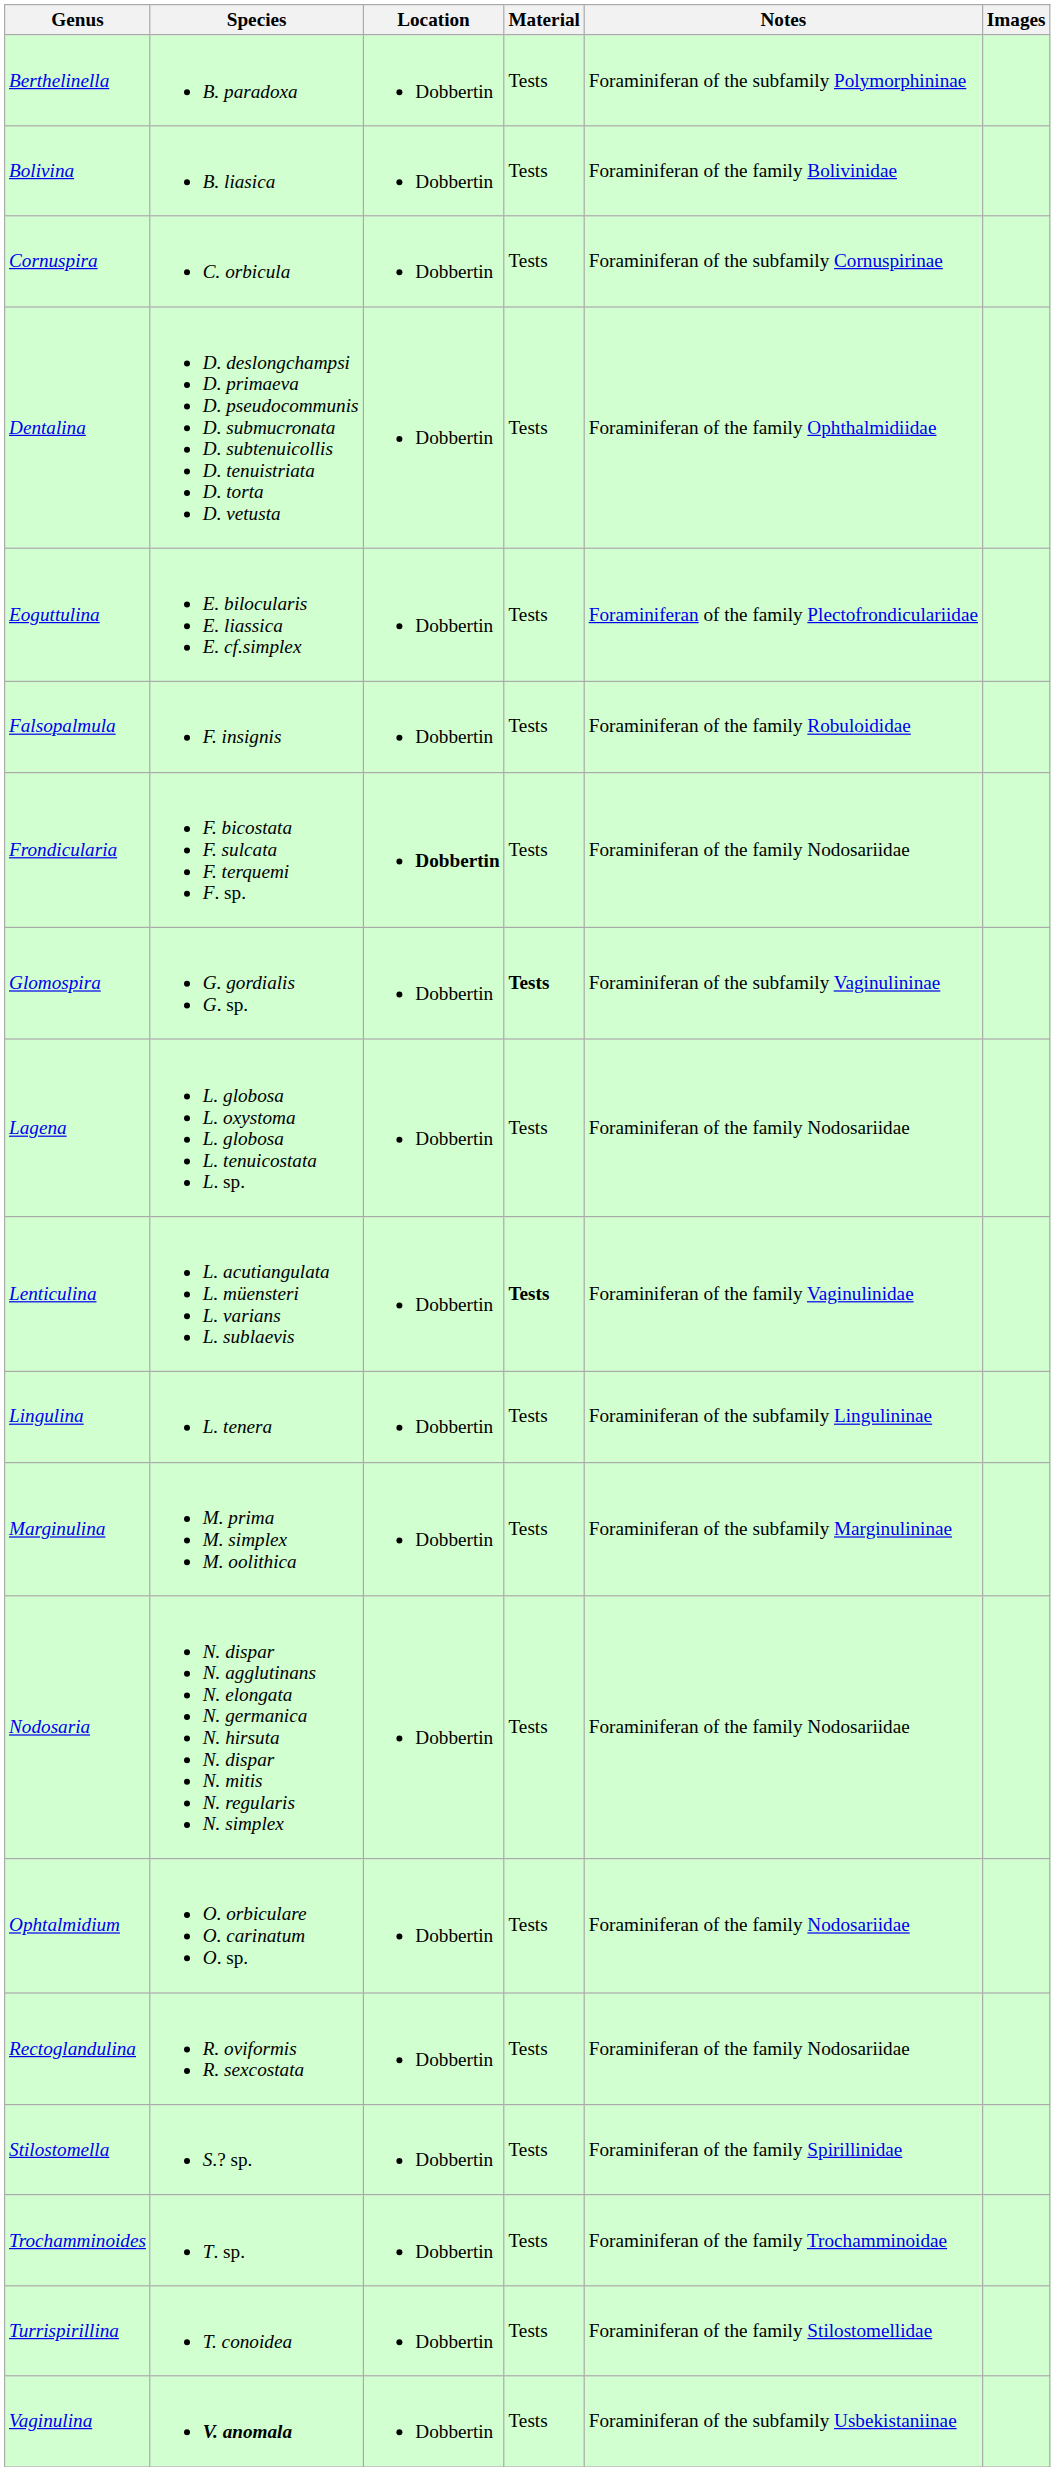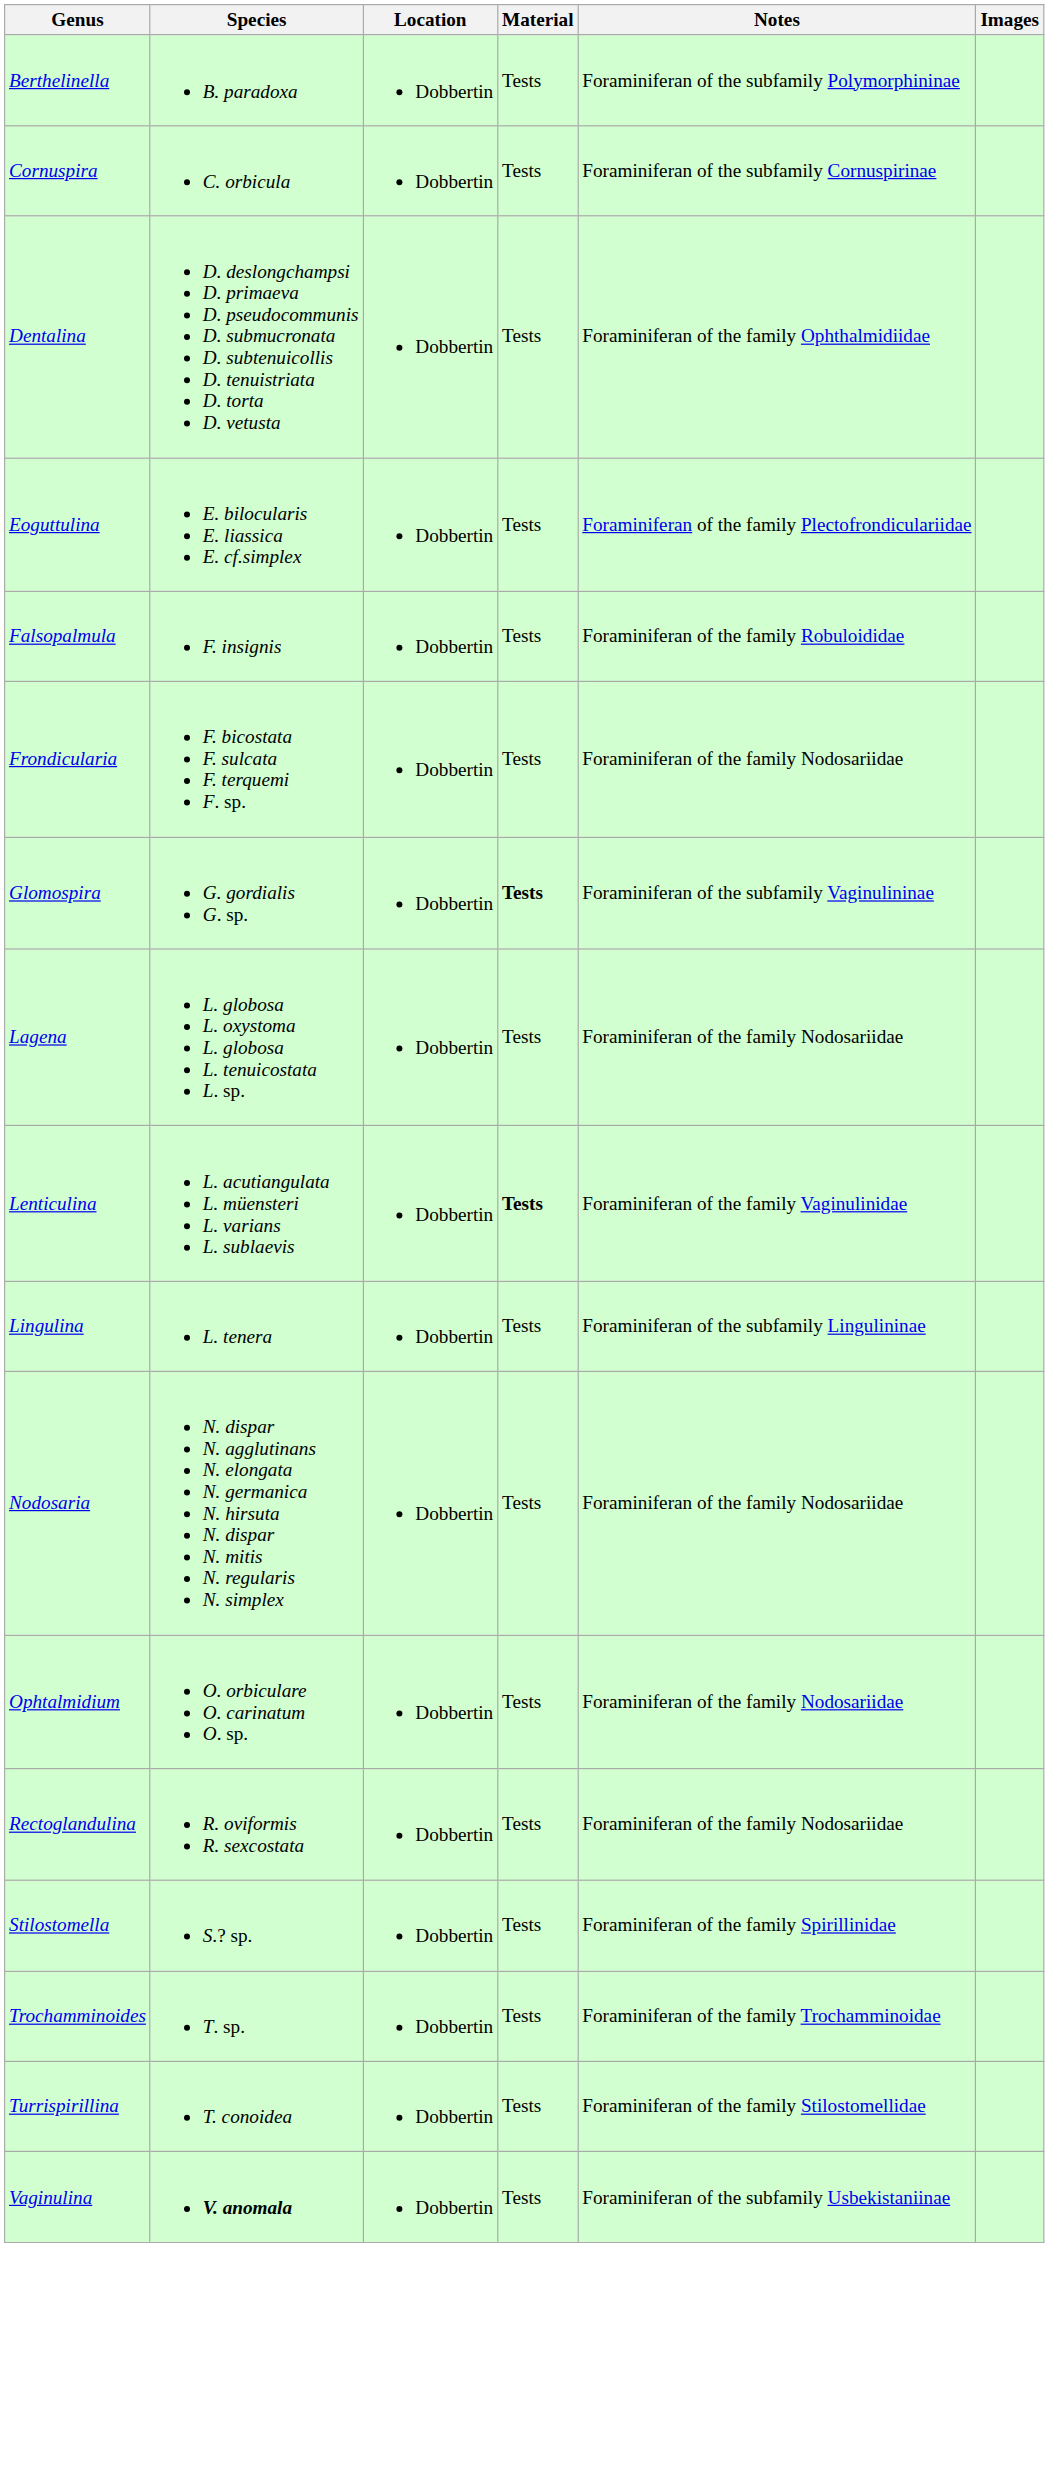- row: (42, 170)
(433, 861) bold -> (430, 770) normal
- row: (57, 1528)
